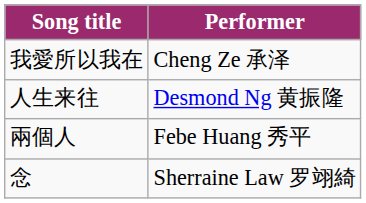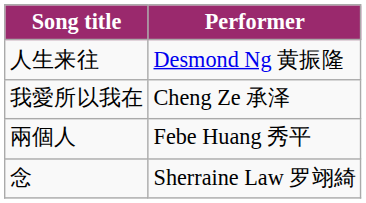rows swapped: (54, 98) <-> (77, 58)
